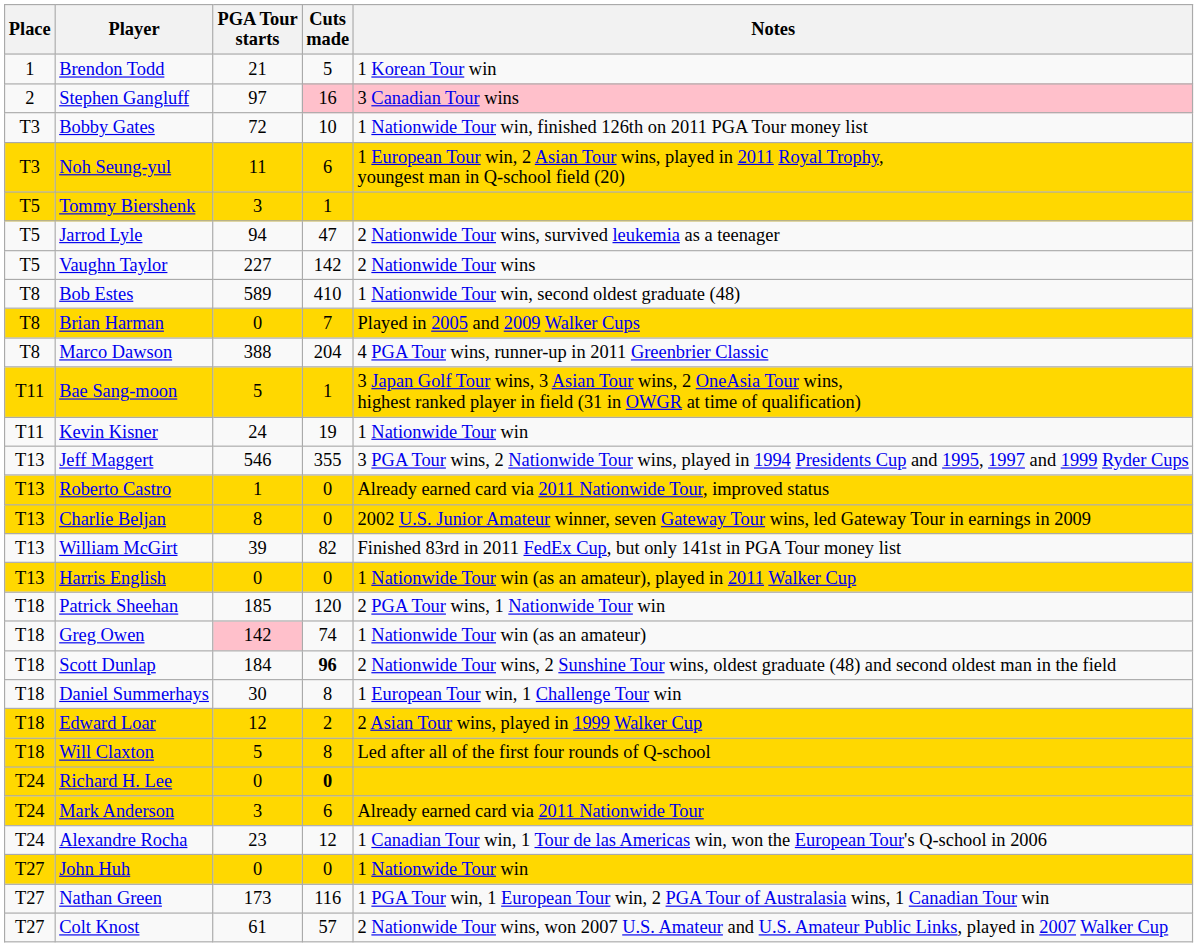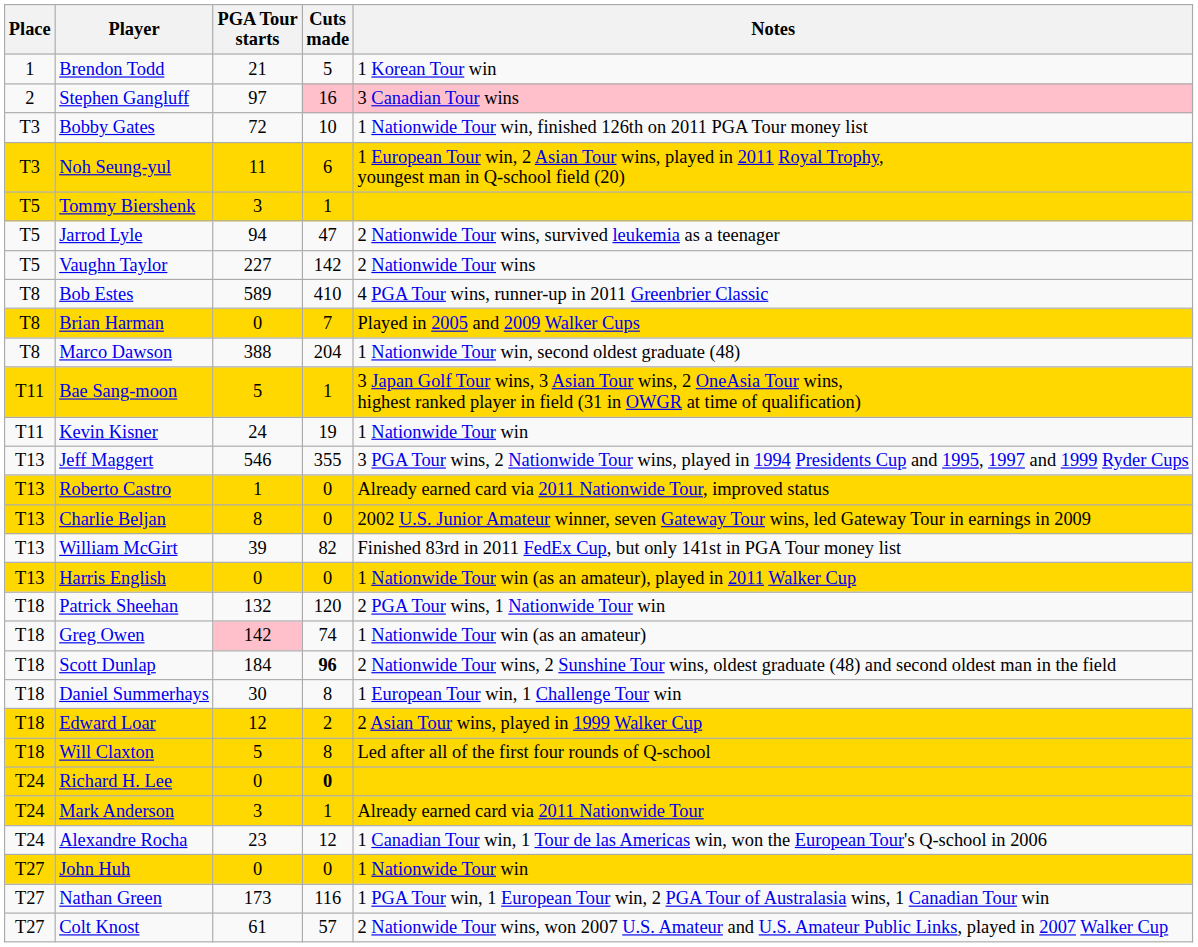(549, 293) 1 Nationwide Tour win, second oldest graduate (48) -> (563, 293) 4 PGA Tour wins, runner-up in 2011 Greenbrier Classic
(563, 352) 4 PGA Tour wins, runner-up in 2011 Greenbrier Classic -> (549, 352) 1 Nationwide Tour win, second oldest graduate (48)
(258, 606) 185 -> (258, 606) 132
(328, 810) 6 -> (328, 810) 1
